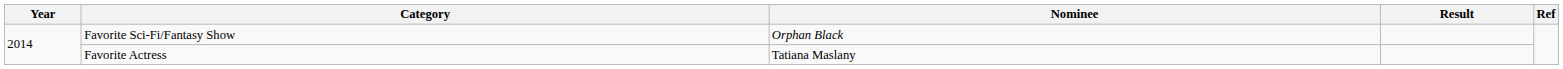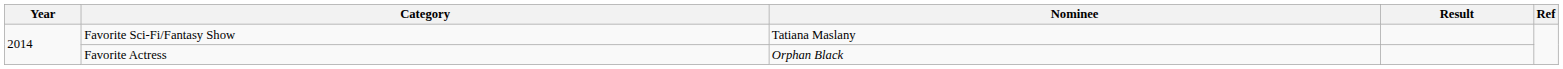(807, 34) Orphan Black -> (814, 34) Tatiana Maslany
(814, 54) Tatiana Maslany -> (807, 54) Orphan Black
